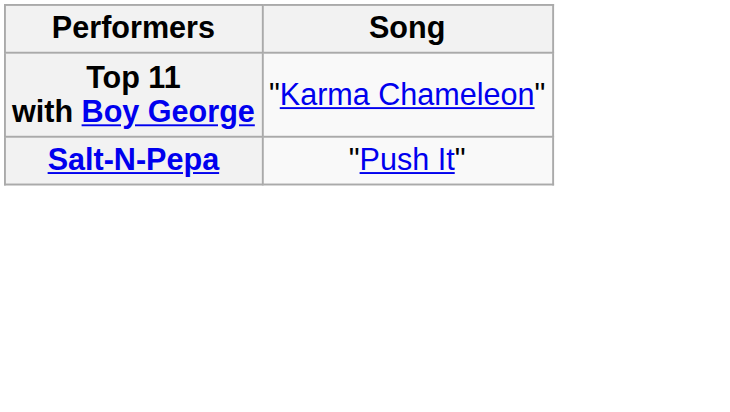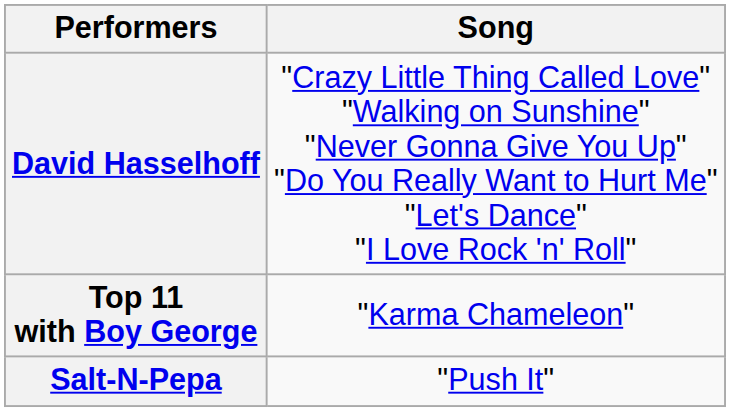+ row: (136, 163)
